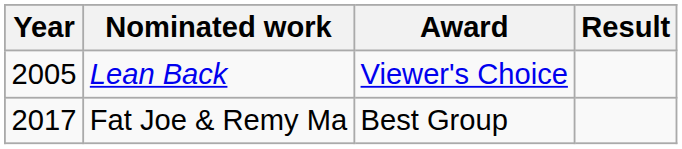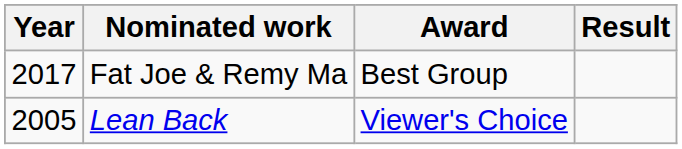rows swapped: (159, 73) <-> (218, 119)
